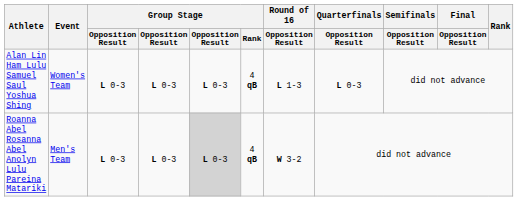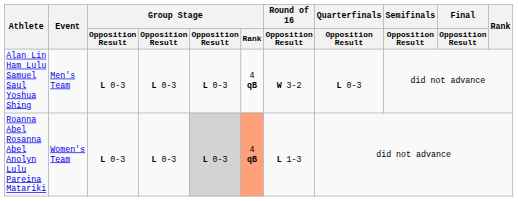(68, 81) Women's Team -> (63, 81) Men's Team
(289, 86) L 1-3 -> (289, 86) W 3-2
(63, 154) Men's Team -> (68, 154) Women's Team
(252, 154) no background -> (252, 154) lightsalmon background
(289, 159) W 3-2 -> (289, 159) L 1-3
